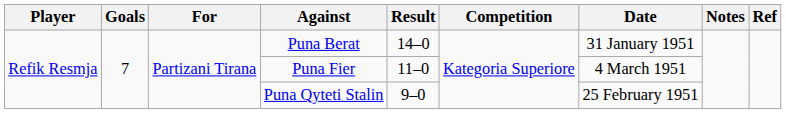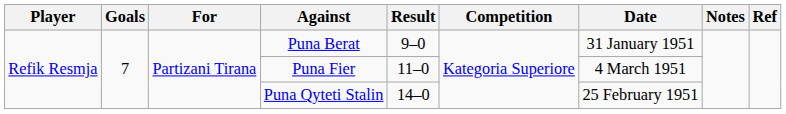(413, 43) 14–0 -> (413, 43) 9–0
(413, 95) 9–0 -> (413, 95) 14–0
